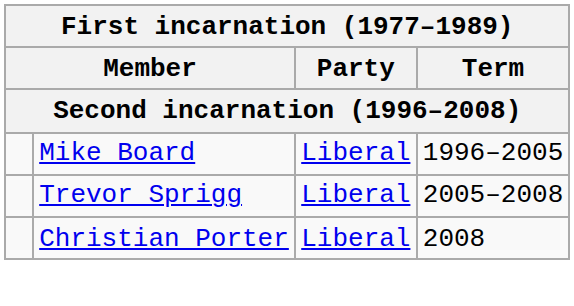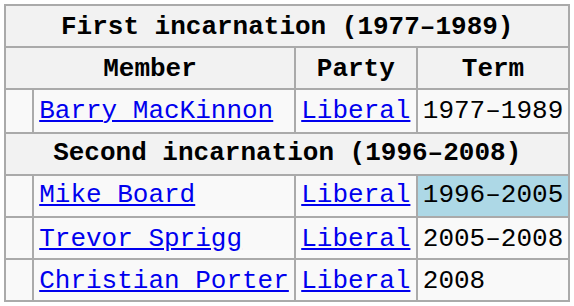+ row: (156, 111)
(493, 153) no background -> (493, 196) lightblue background
